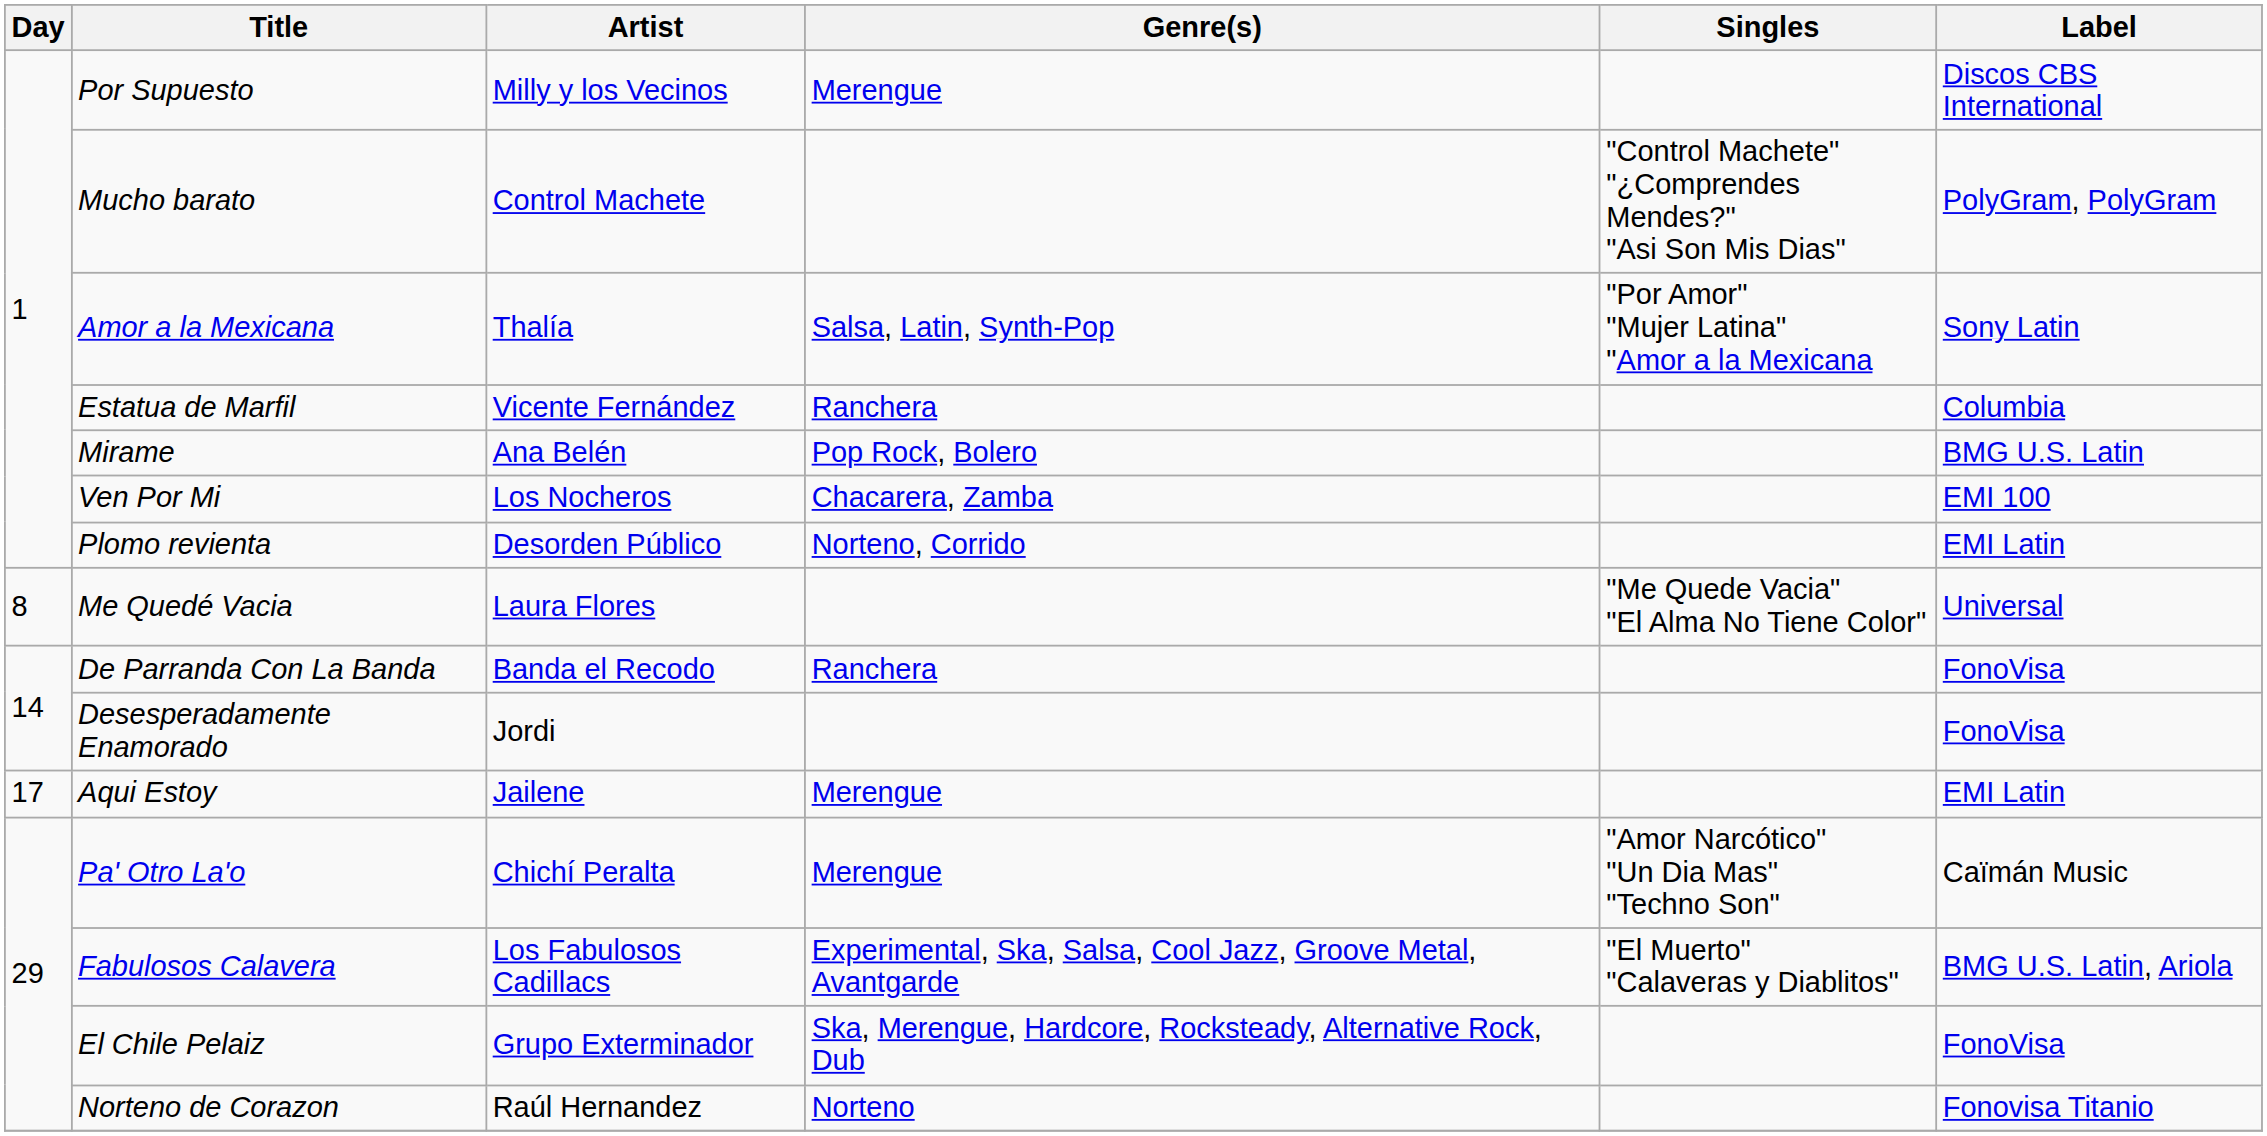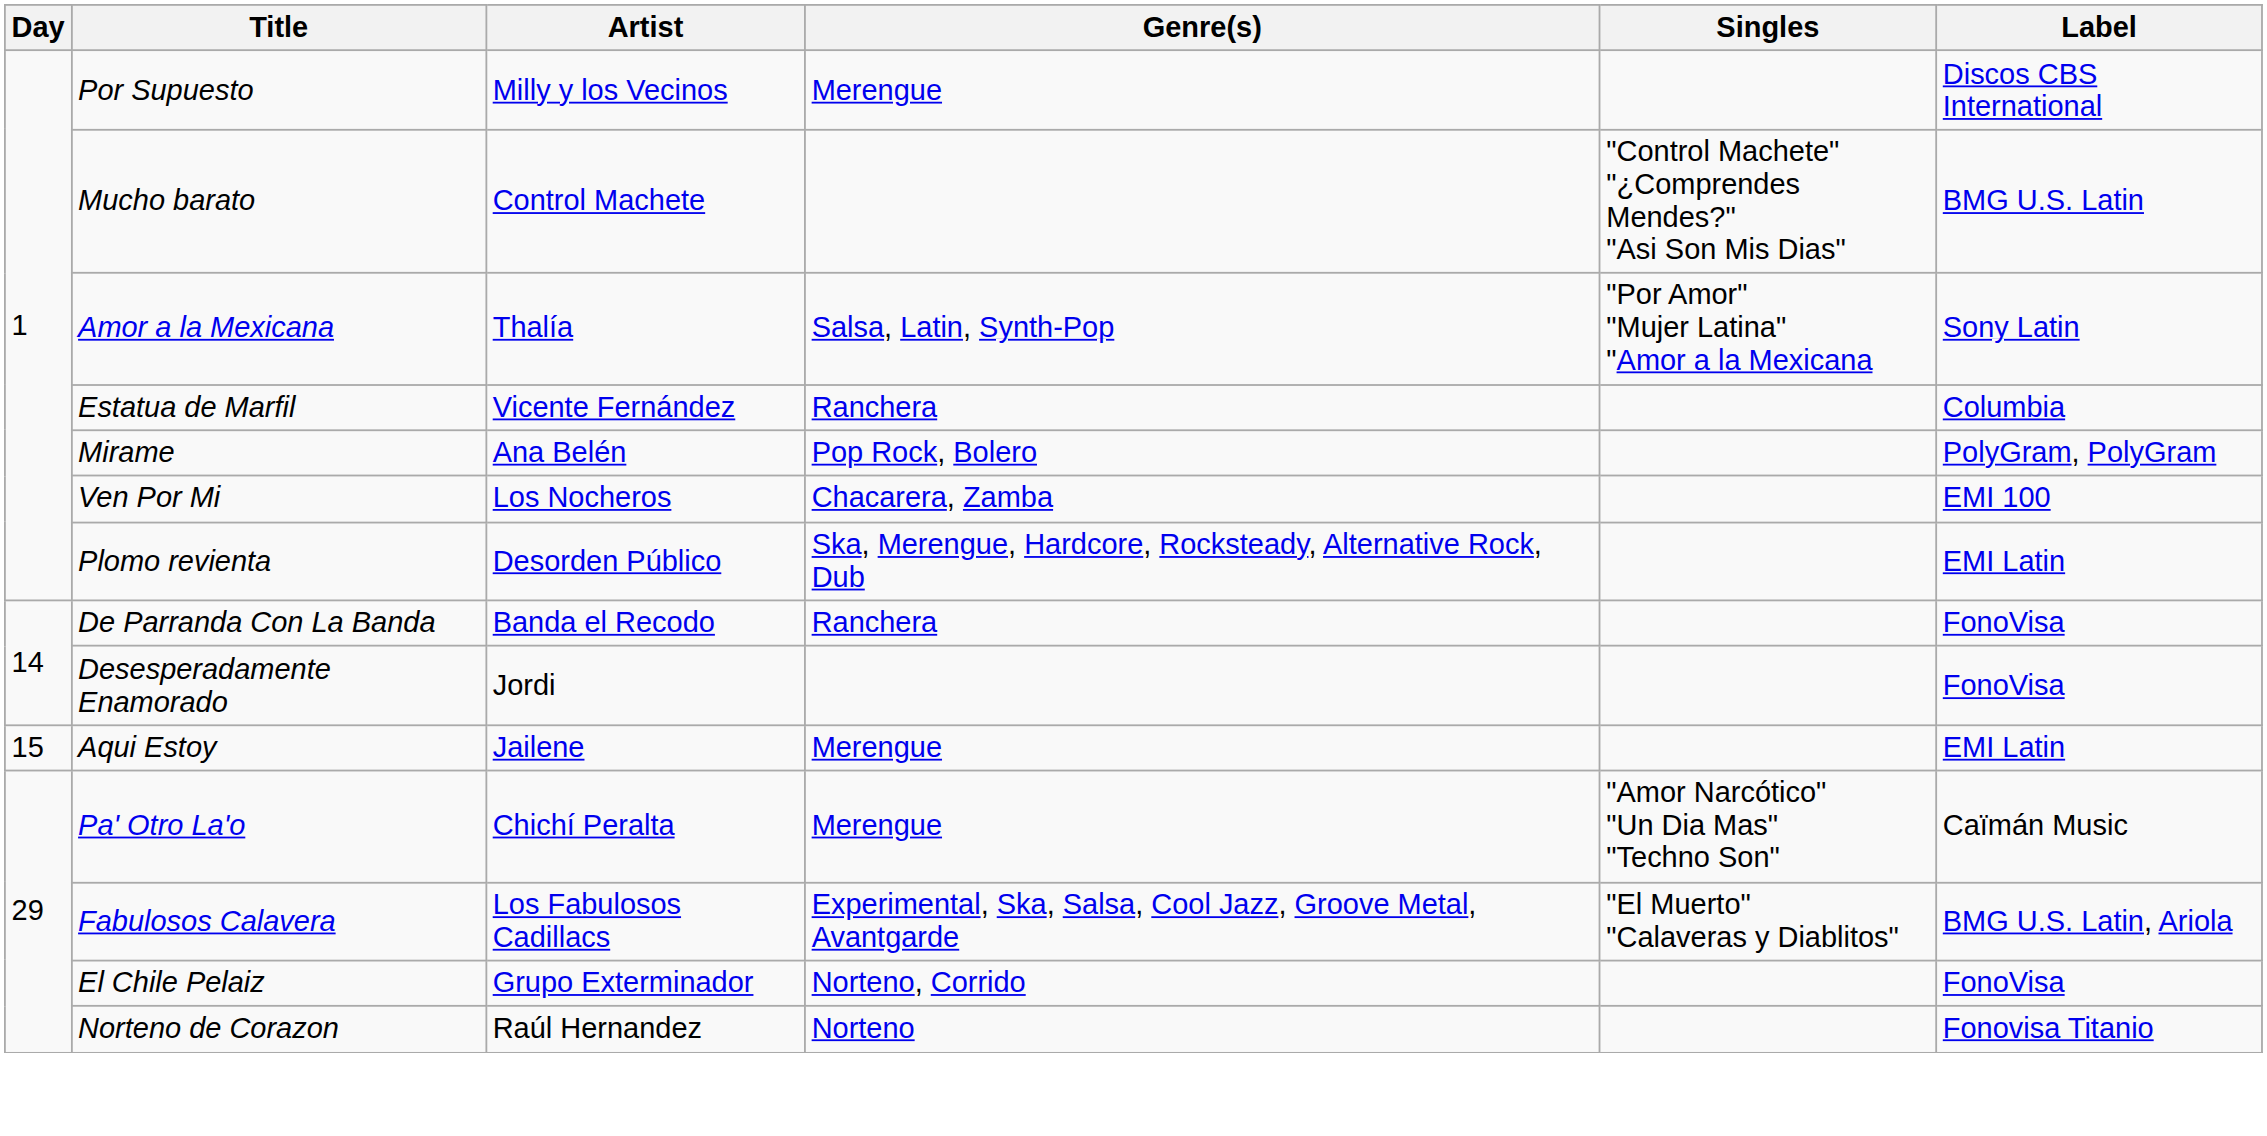(2080, 200) PolyGram, PolyGram -> (2043, 200) BMG U.S. Latin
(2043, 452) BMG U.S. Latin -> (2080, 452) PolyGram, PolyGram
(919, 544) Norteno, Corrido -> (1177, 560) Ska, Merengue, Hardcore, Rocksteady, Alternative Rock, Dub
- row: (185, 606)
(28, 793) 17 -> (28, 747) 15
(1177, 1045) Ska, Merengue, Hardcore, Rocksteady, Alternative Rock, Dub -> (919, 982) Norteno, Corrido
